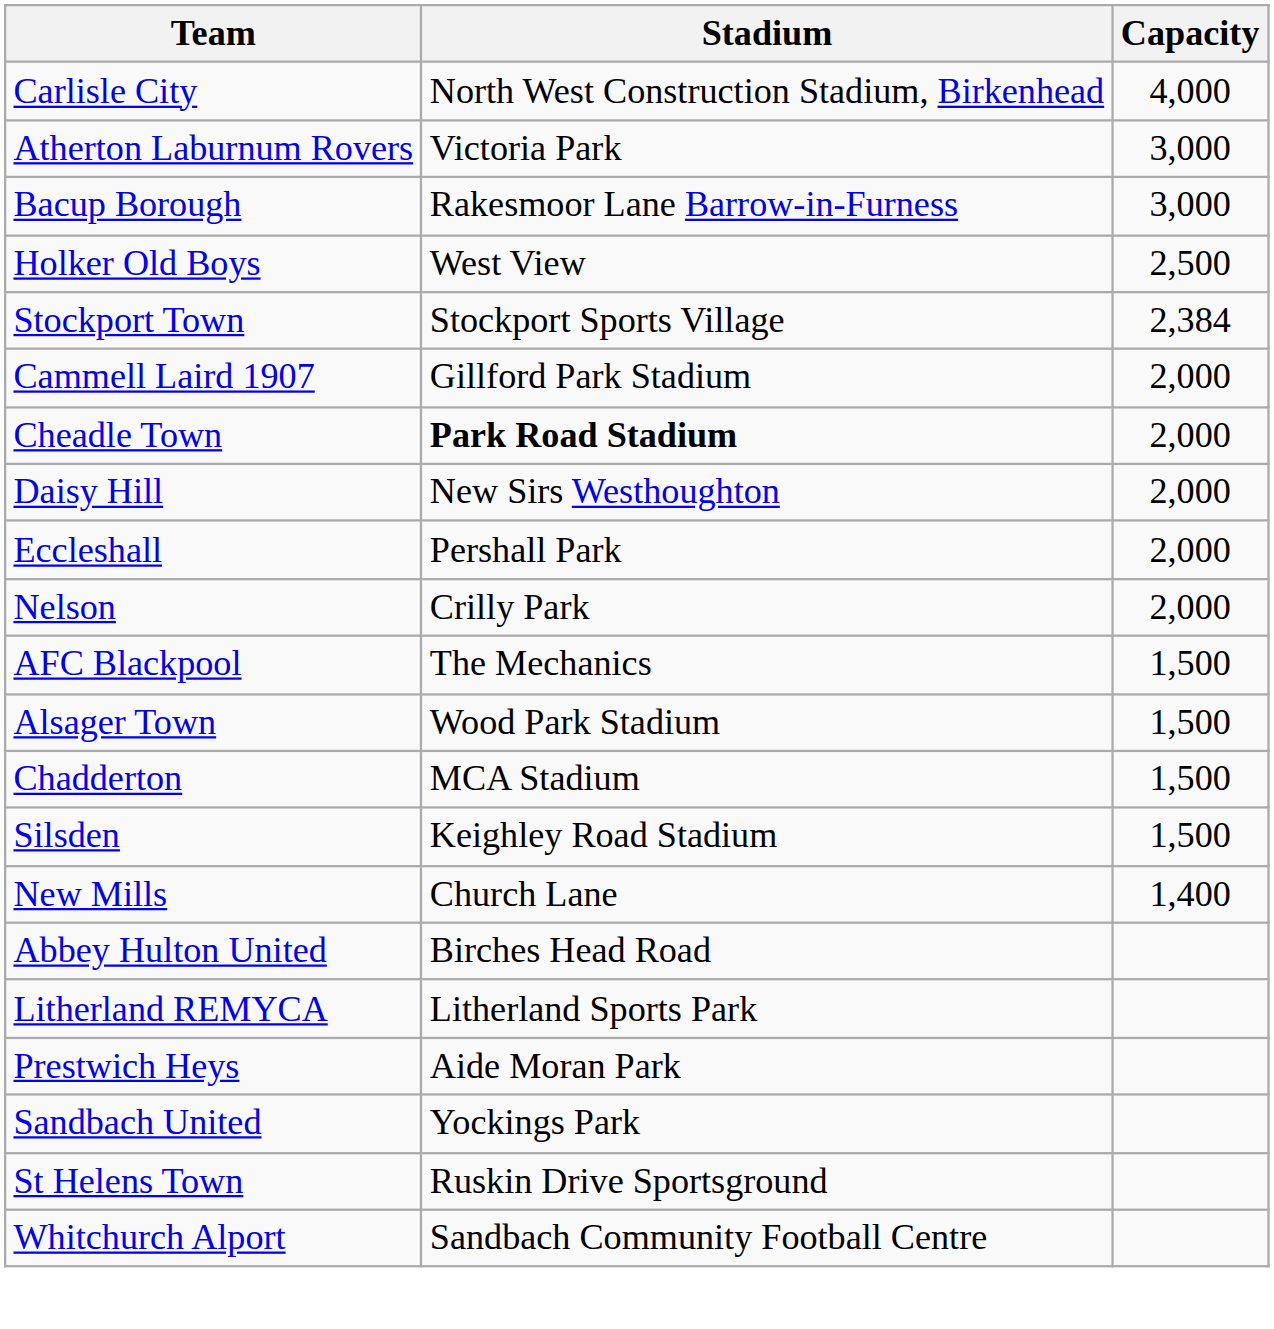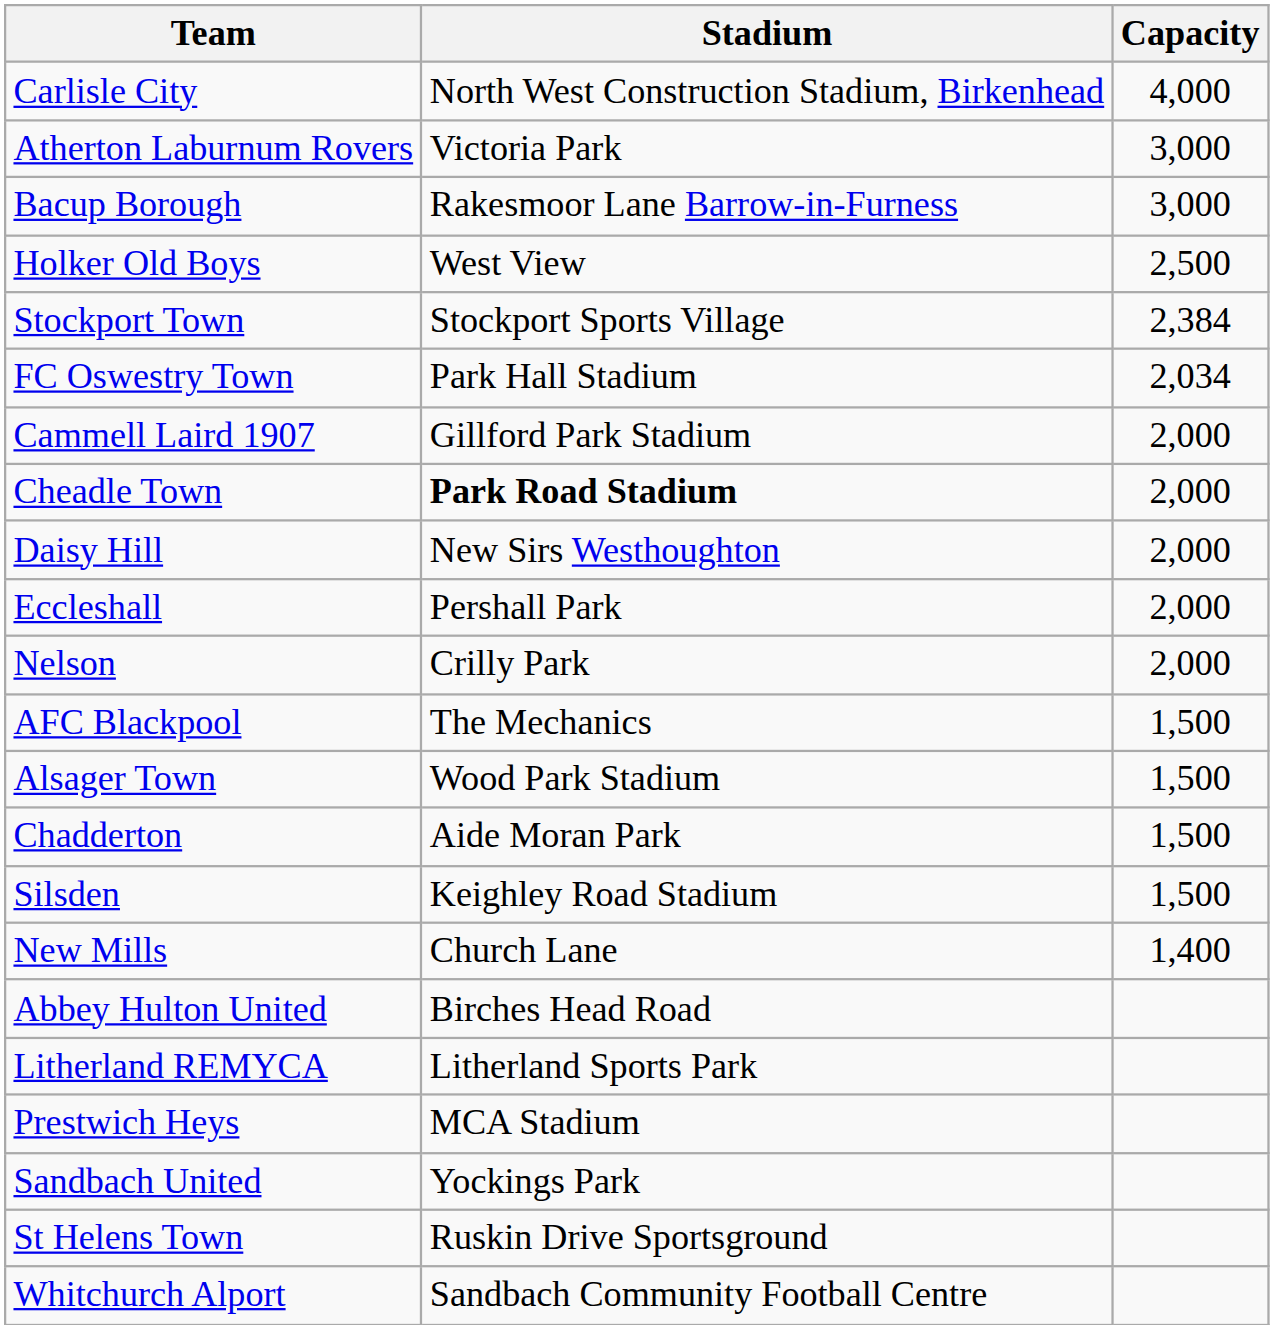+ row: (154, 377)
(535, 778) MCA Stadium -> (555, 836) Aide Moran Park
(555, 1065) Aide Moran Park -> (535, 1122) MCA Stadium
